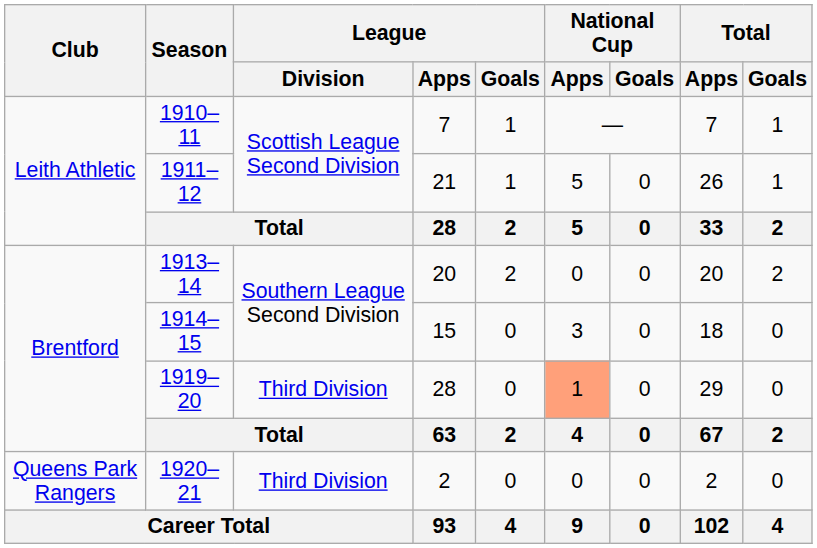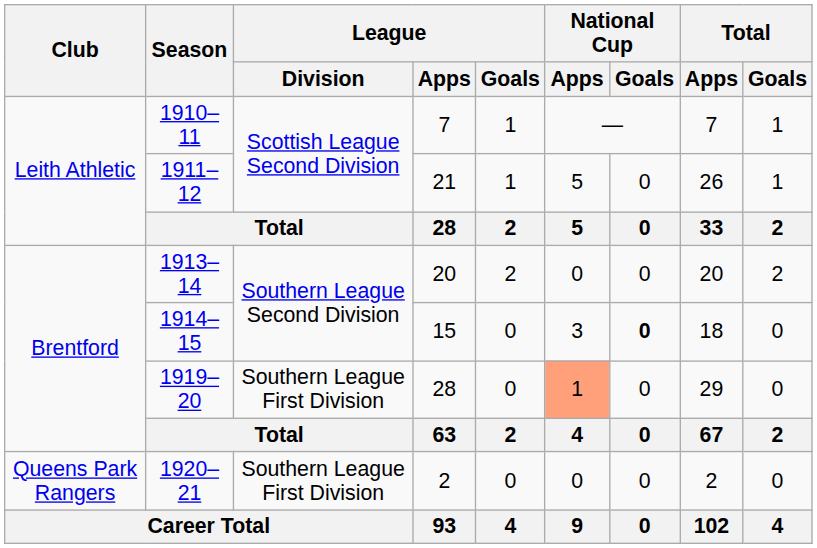(645, 331) normal -> (645, 331) bold
(323, 389) Third Division -> (323, 389) Southern League First Division
(323, 480) Third Division -> (323, 480) Southern League First Division
